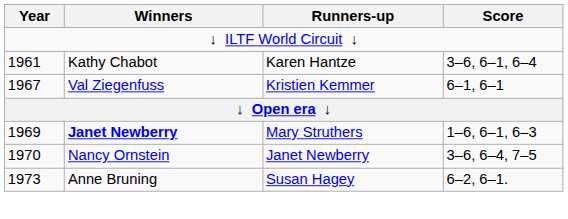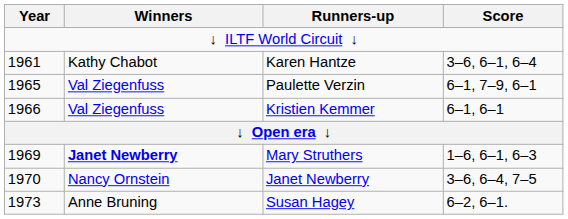+ row: (315, 86)
(24, 86) 1967 -> (24, 109) 1966
